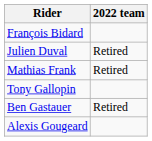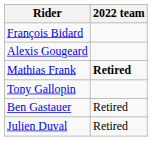rows swapped: (37, 51) <-> (47, 126)
(111, 70) normal -> (112, 70) bold
